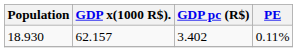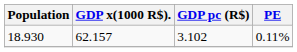(192, 36) 3.402 -> (192, 36) 3.102
